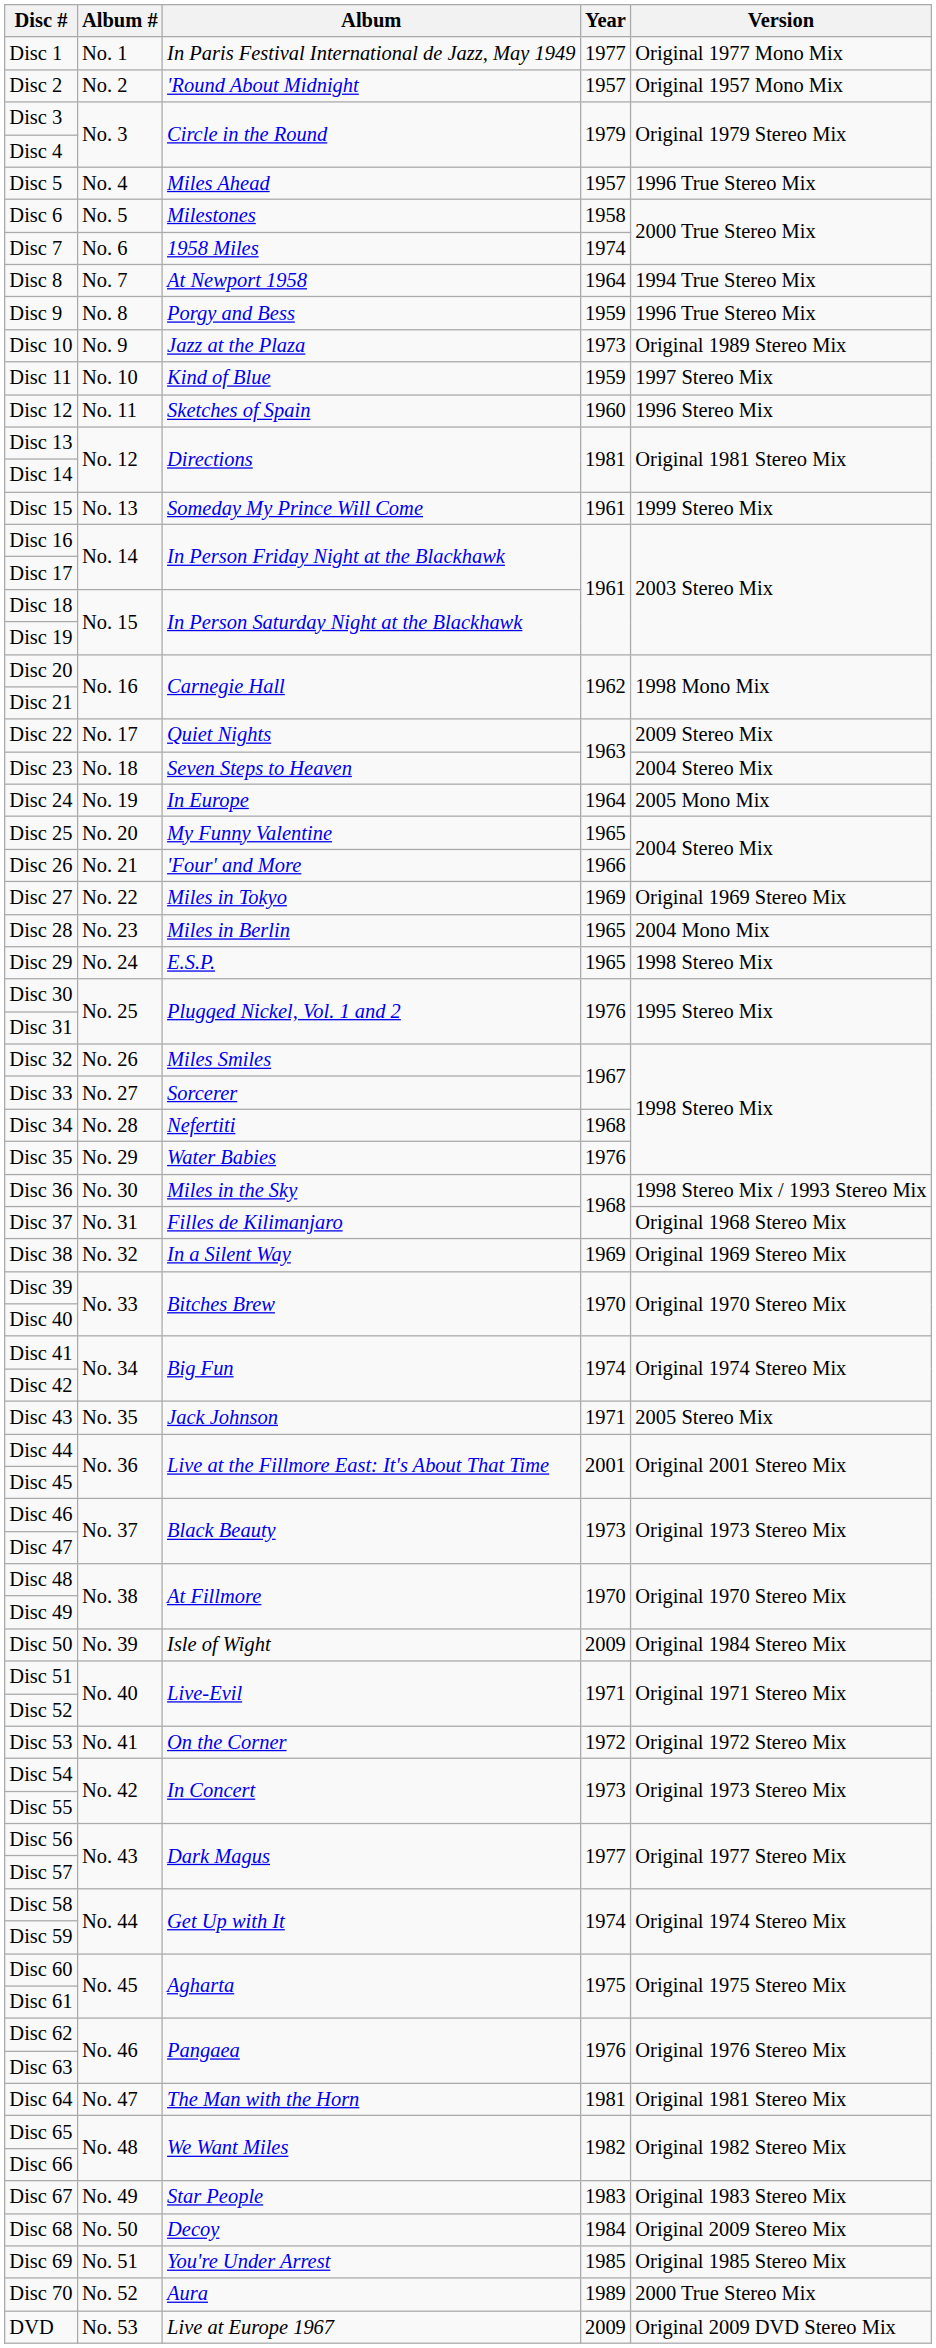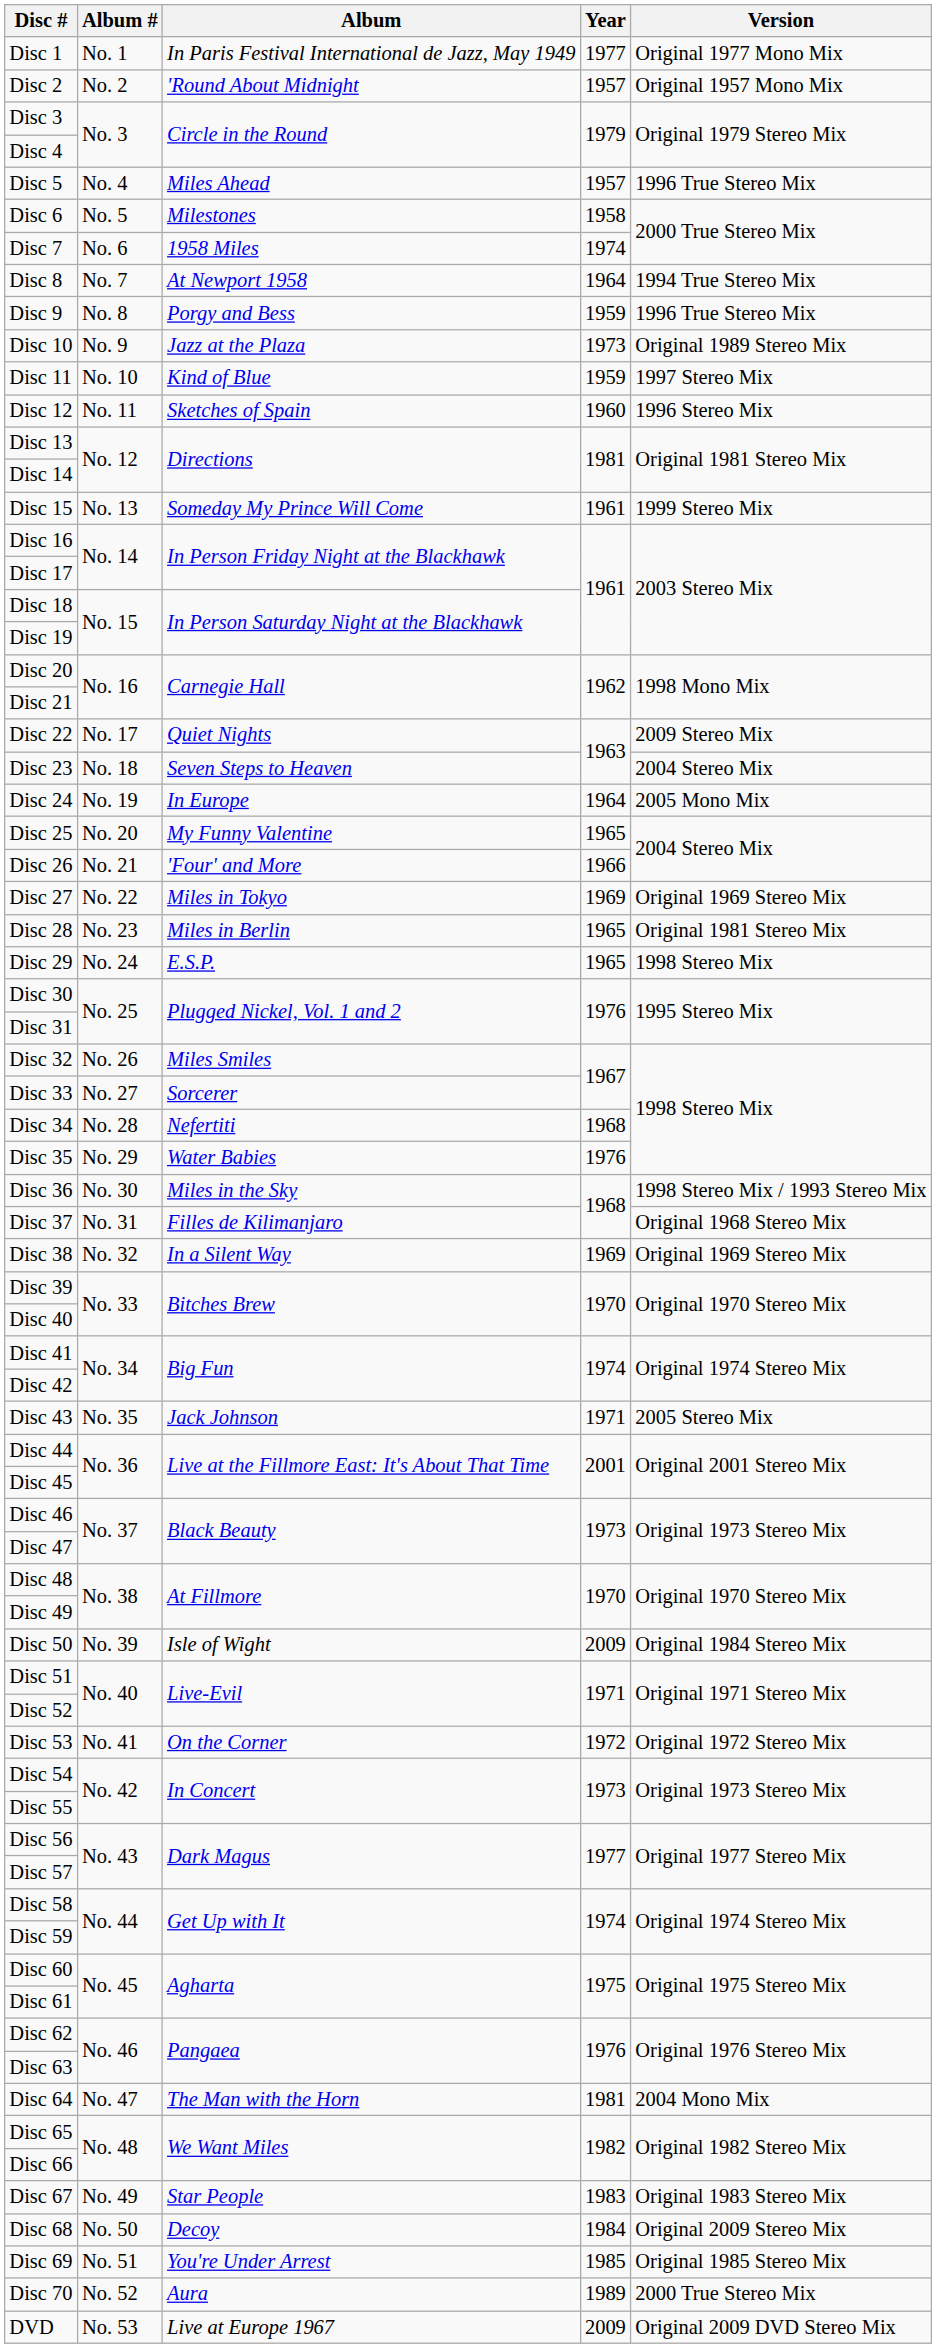(702, 930) 2004 Mono Mix -> (741, 930) Original 1981 Stereo Mix
(741, 2099) Original 1981 Stereo Mix -> (702, 2099) 2004 Mono Mix
